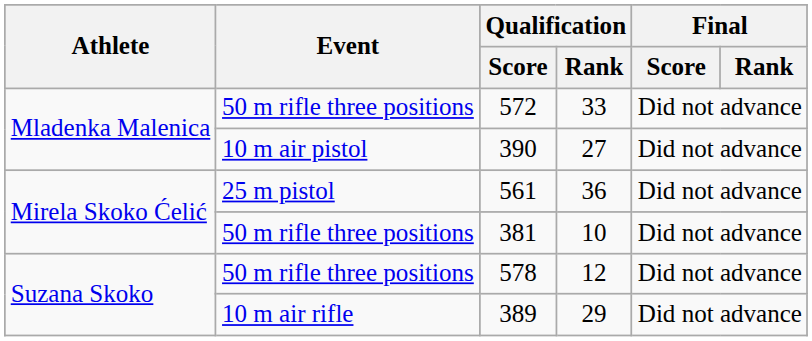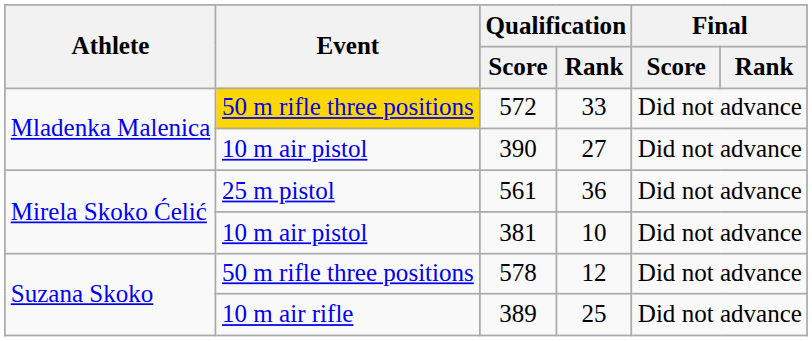(348, 108) no background -> (348, 108) gold background
(348, 232) 50 m rifle three positions -> (295, 232) 10 m air pistol
(594, 314) 29 -> (594, 314) 25
